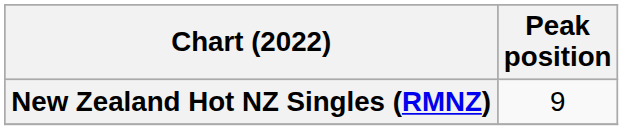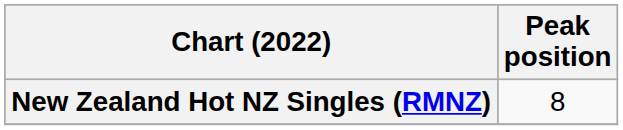(558, 101) 9 -> (558, 101) 8
